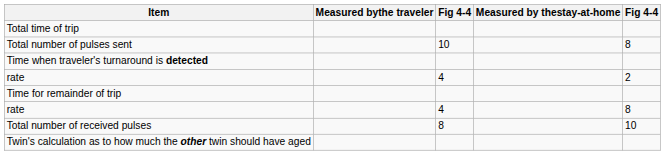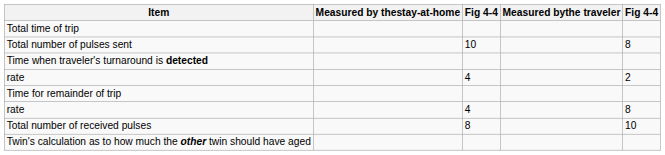columns swapped: (548, 12) <-> (375, 12)
